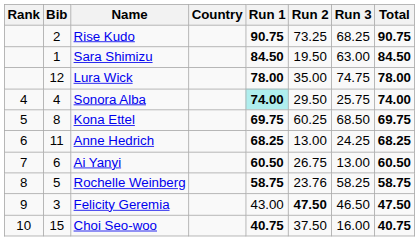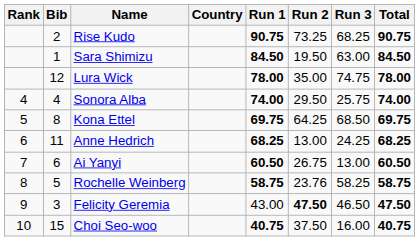(267, 99) paleturquoise background -> (267, 99) no background
(310, 120) 60.25 -> (310, 120) 64.25
